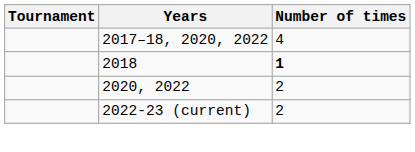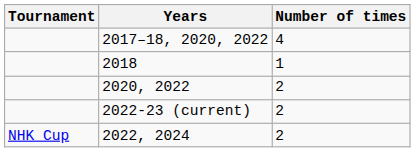(280, 64) bold -> (280, 64) normal
+ row: (146, 135)
